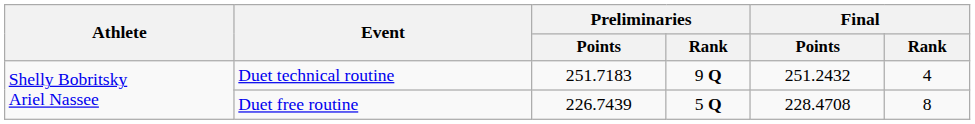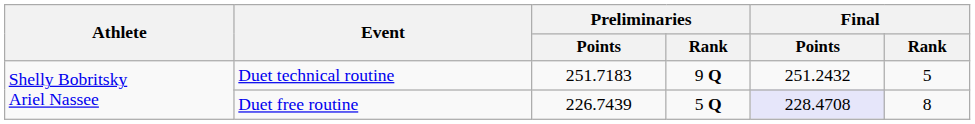(927, 75) 4 -> (927, 75) 5
(818, 104) no background -> (818, 104) lavender background
